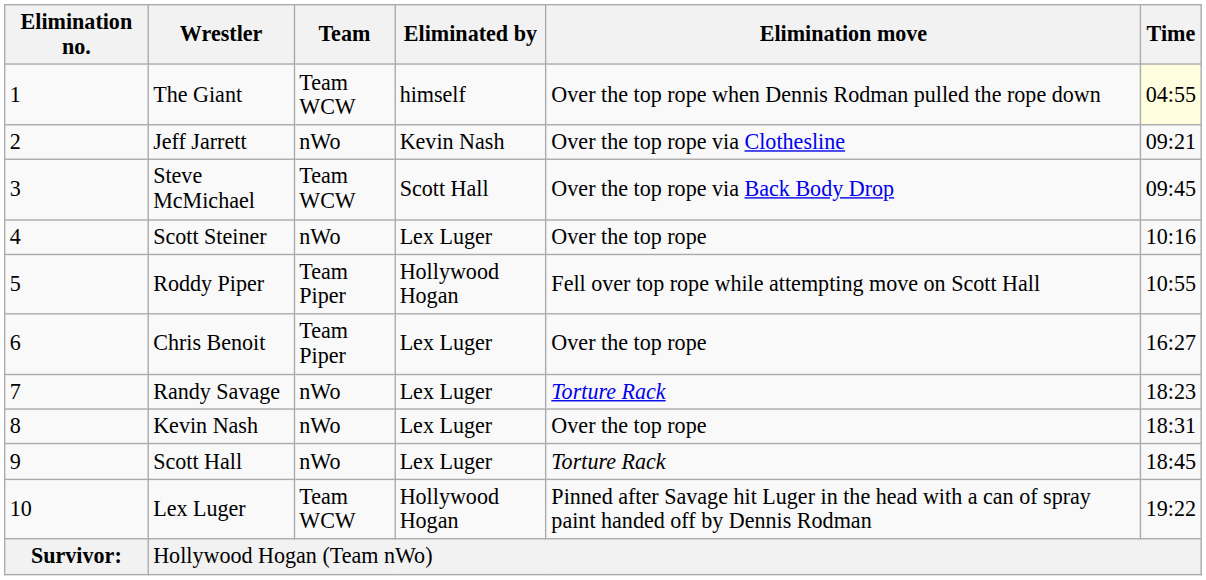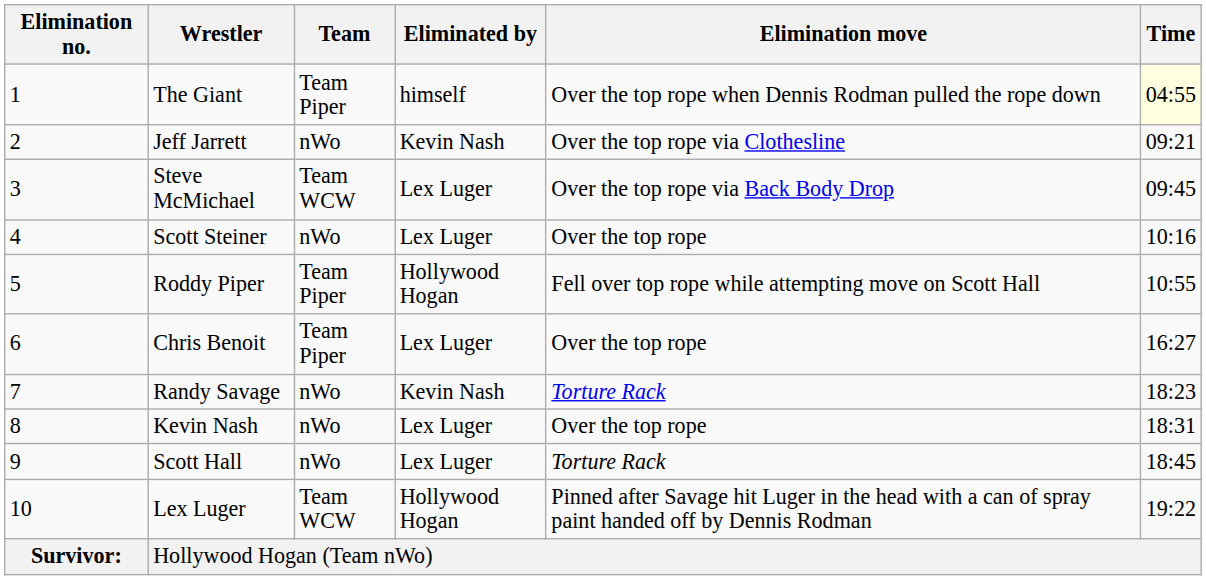(328, 94) Team WCW -> (324, 94) Team Piper
(444, 189) Scott Hall -> (446, 189) Lex Luger
(446, 391) Lex Luger -> (452, 391) Kevin Nash
